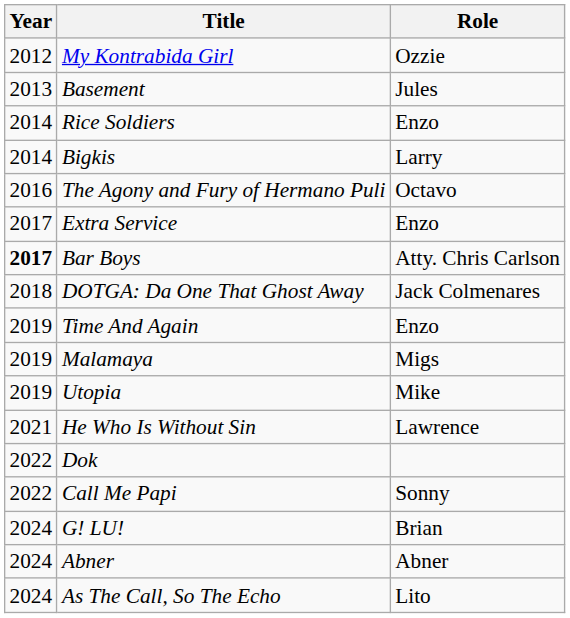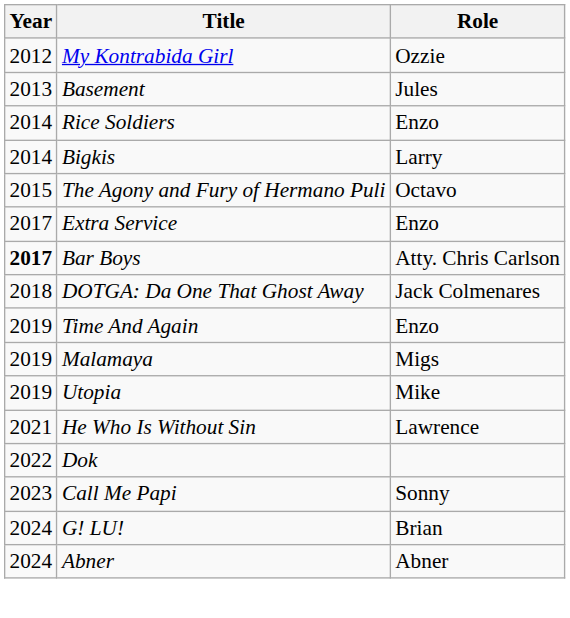(31, 190) 2016 -> (31, 190) 2015
(31, 493) 2022 -> (31, 493) 2023
- row: (171, 595)
